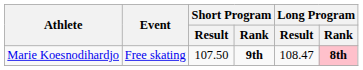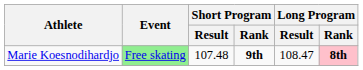(155, 55) no background -> (155, 55) lightgreen background
(211, 55) 107.50 -> (211, 55) 107.48
